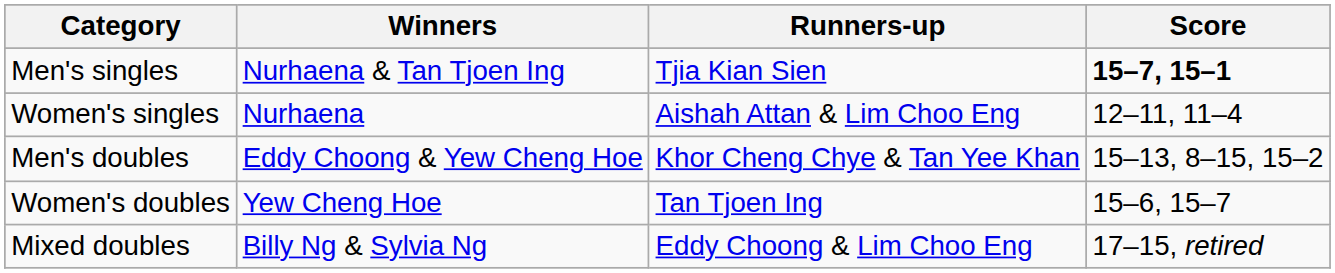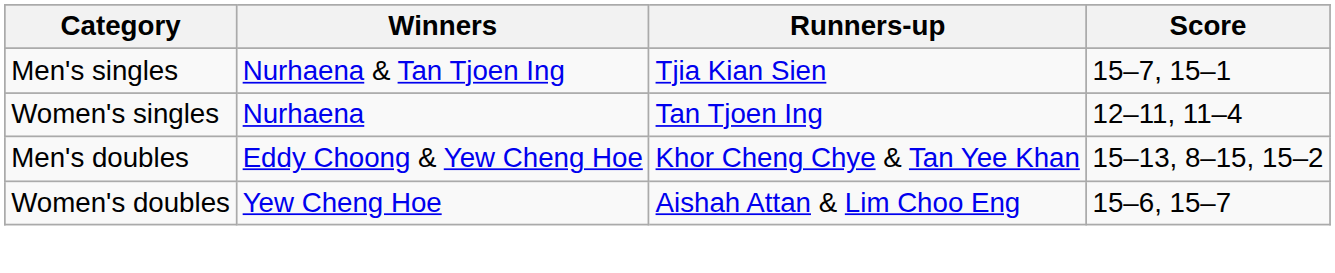(1162, 70) bold -> (1162, 70) normal
(838, 114) Aishah Attan & Lim Choo Eng -> (739, 114) Tan Tjoen Ing
(739, 202) Tan Tjoen Ing -> (838, 202) Aishah Attan & Lim Choo Eng
- row: (100, 245)
